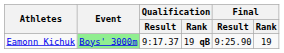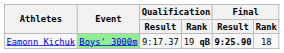(233, 41) normal -> (233, 41) bold
(266, 41) 19 -> (266, 41) 18
